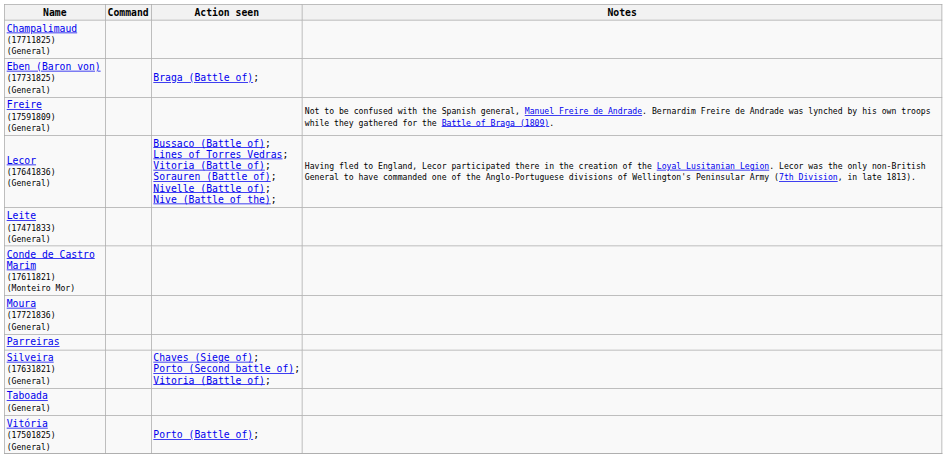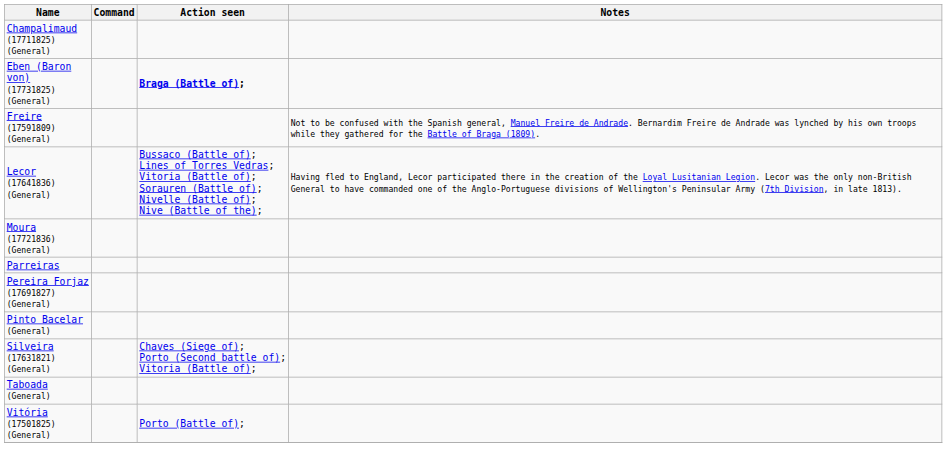(206, 78) normal -> (192, 83) bold
- row: (31, 227)
- row: (51, 271)
+ row: (48, 292)
+ row: (45, 325)
